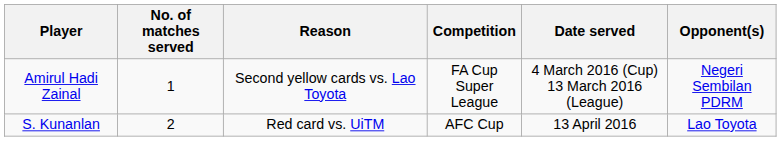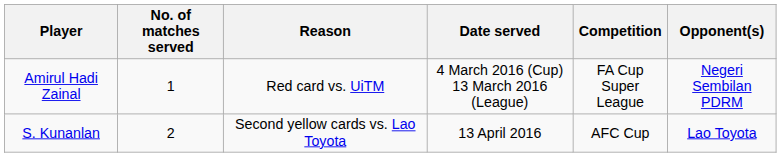columns swapped: (474, 31) <-> (595, 31)
(325, 86) Second yellow cards vs. Lao Toyota -> (325, 86) Red card vs. UiTM
(325, 125) Red card vs. UiTM -> (325, 133) Second yellow cards vs. Lao Toyota
